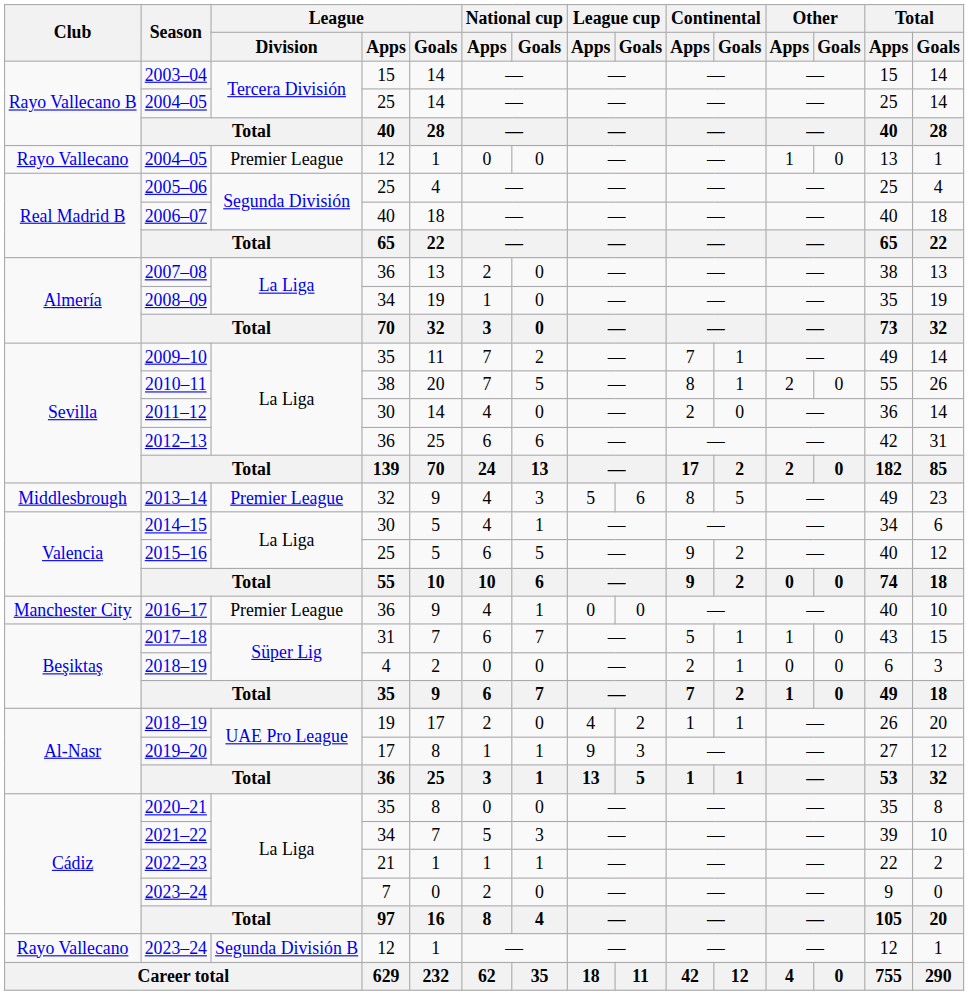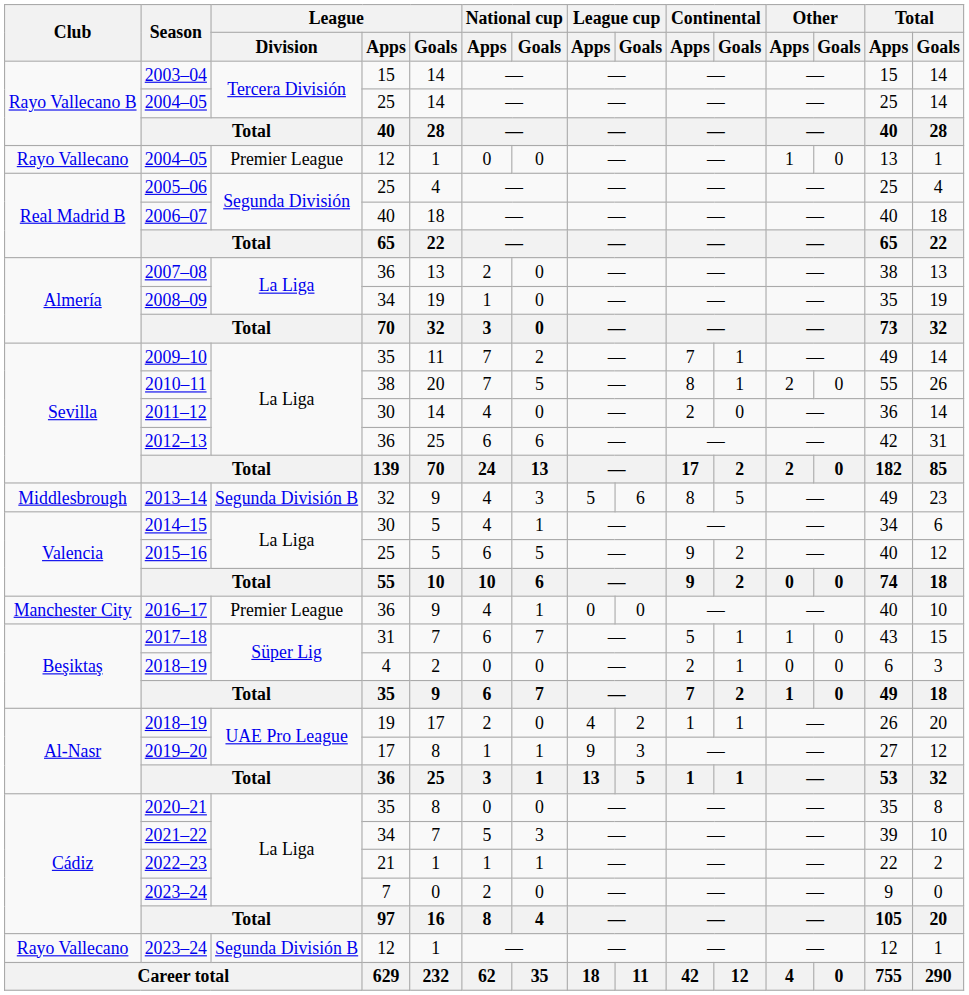(287, 497) Premier League -> (287, 497) Segunda División B
